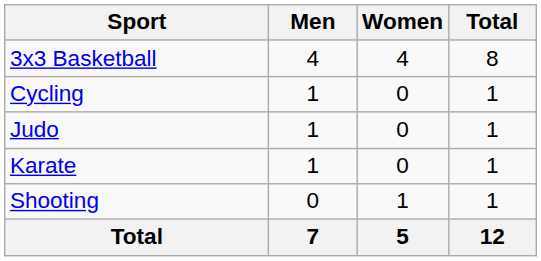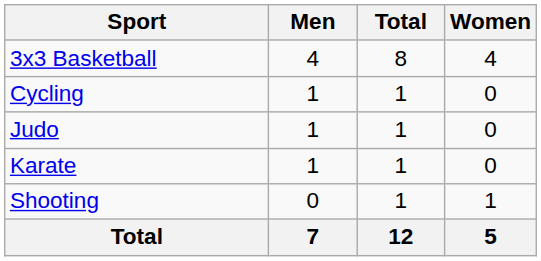columns swapped: (403, 22) <-> (492, 22)
